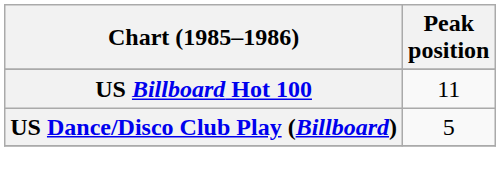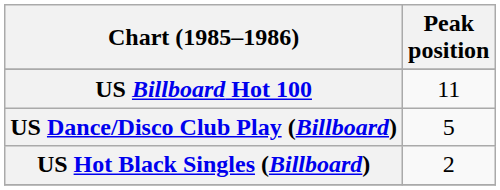+ row: (204, 164)
